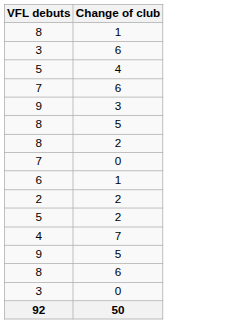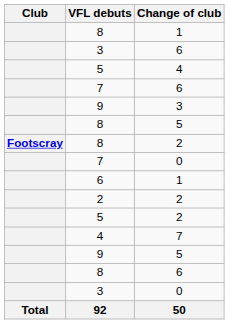+ column: (35, 13)
